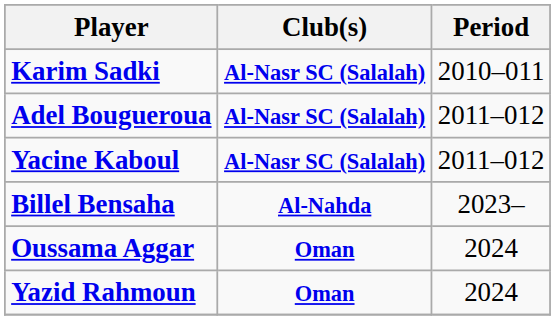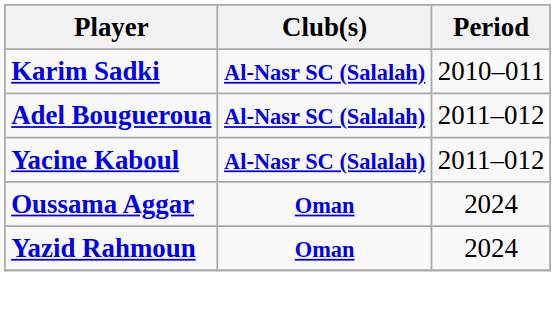- row: (93, 204)
